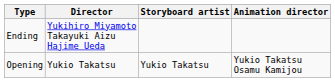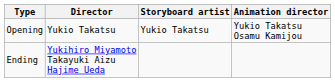rows swapped: (25, 65) <-> (22, 36)
